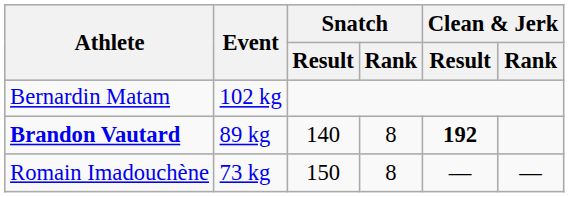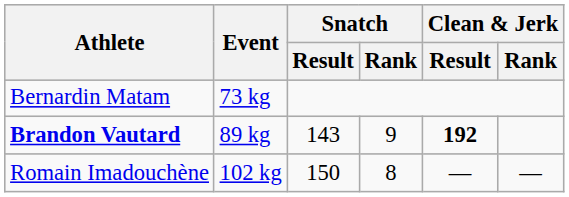(251, 98) 102 kg -> (245, 98) 73 kg
(323, 135) 140 -> (323, 135) 143
(391, 135) 8 -> (391, 135) 9
(245, 172) 73 kg -> (251, 172) 102 kg
